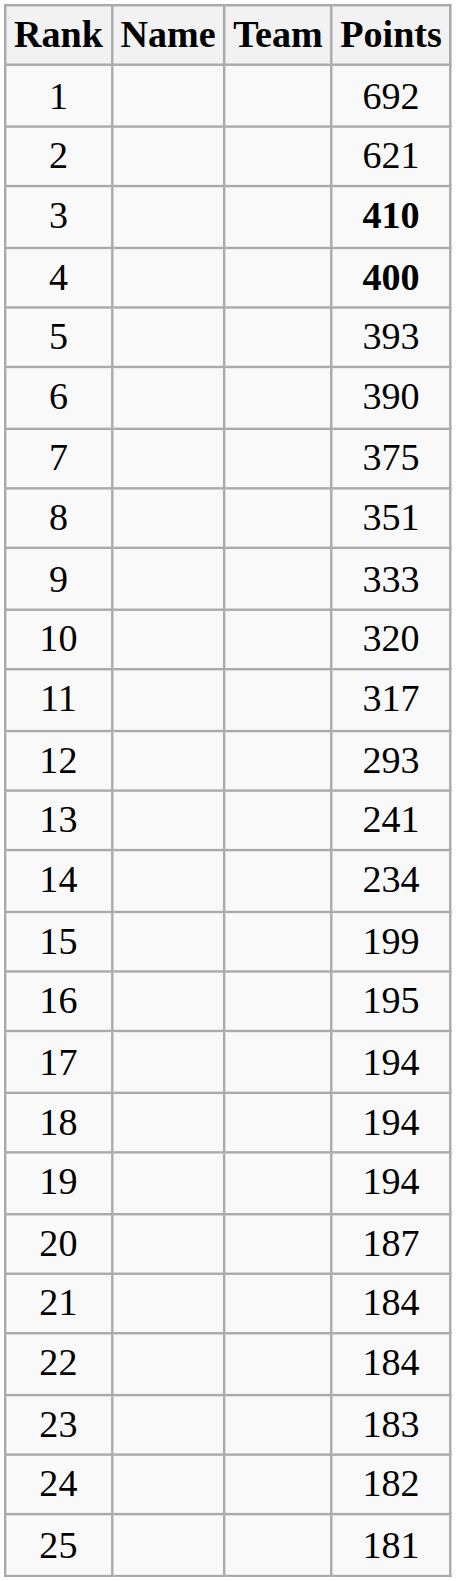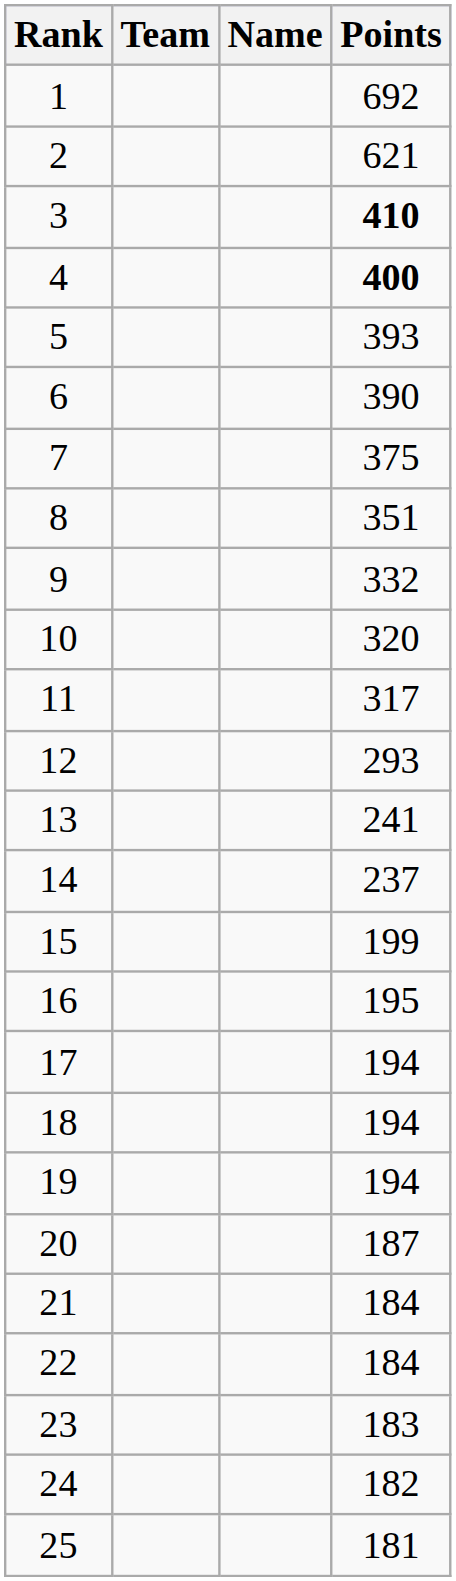columns swapped: (168, 34) <-> (278, 34)
(391, 578) 333 -> (391, 578) 332
(391, 880) 234 -> (391, 880) 237
